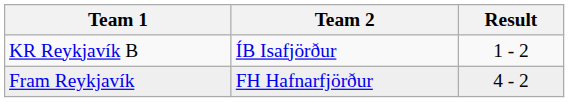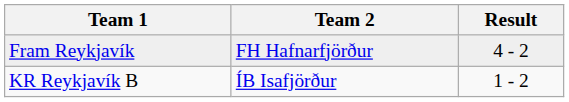rows swapped: (74, 50) <-> (72, 81)
